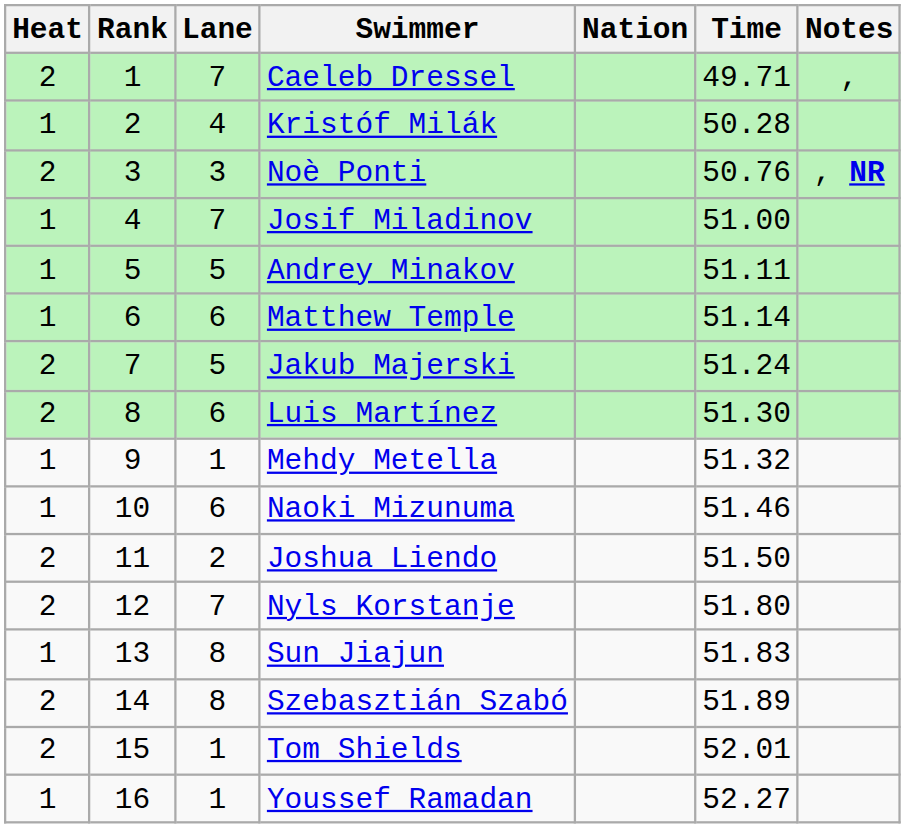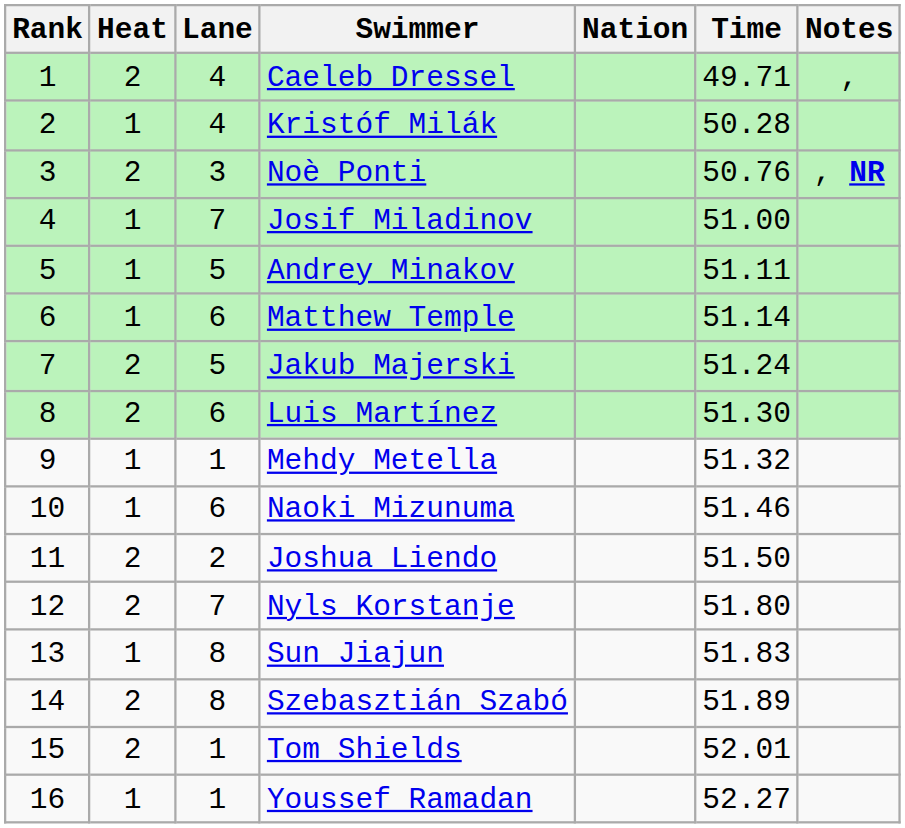columns swapped: (133, 29) <-> (48, 29)
(217, 77) 7 -> (217, 77) 4
